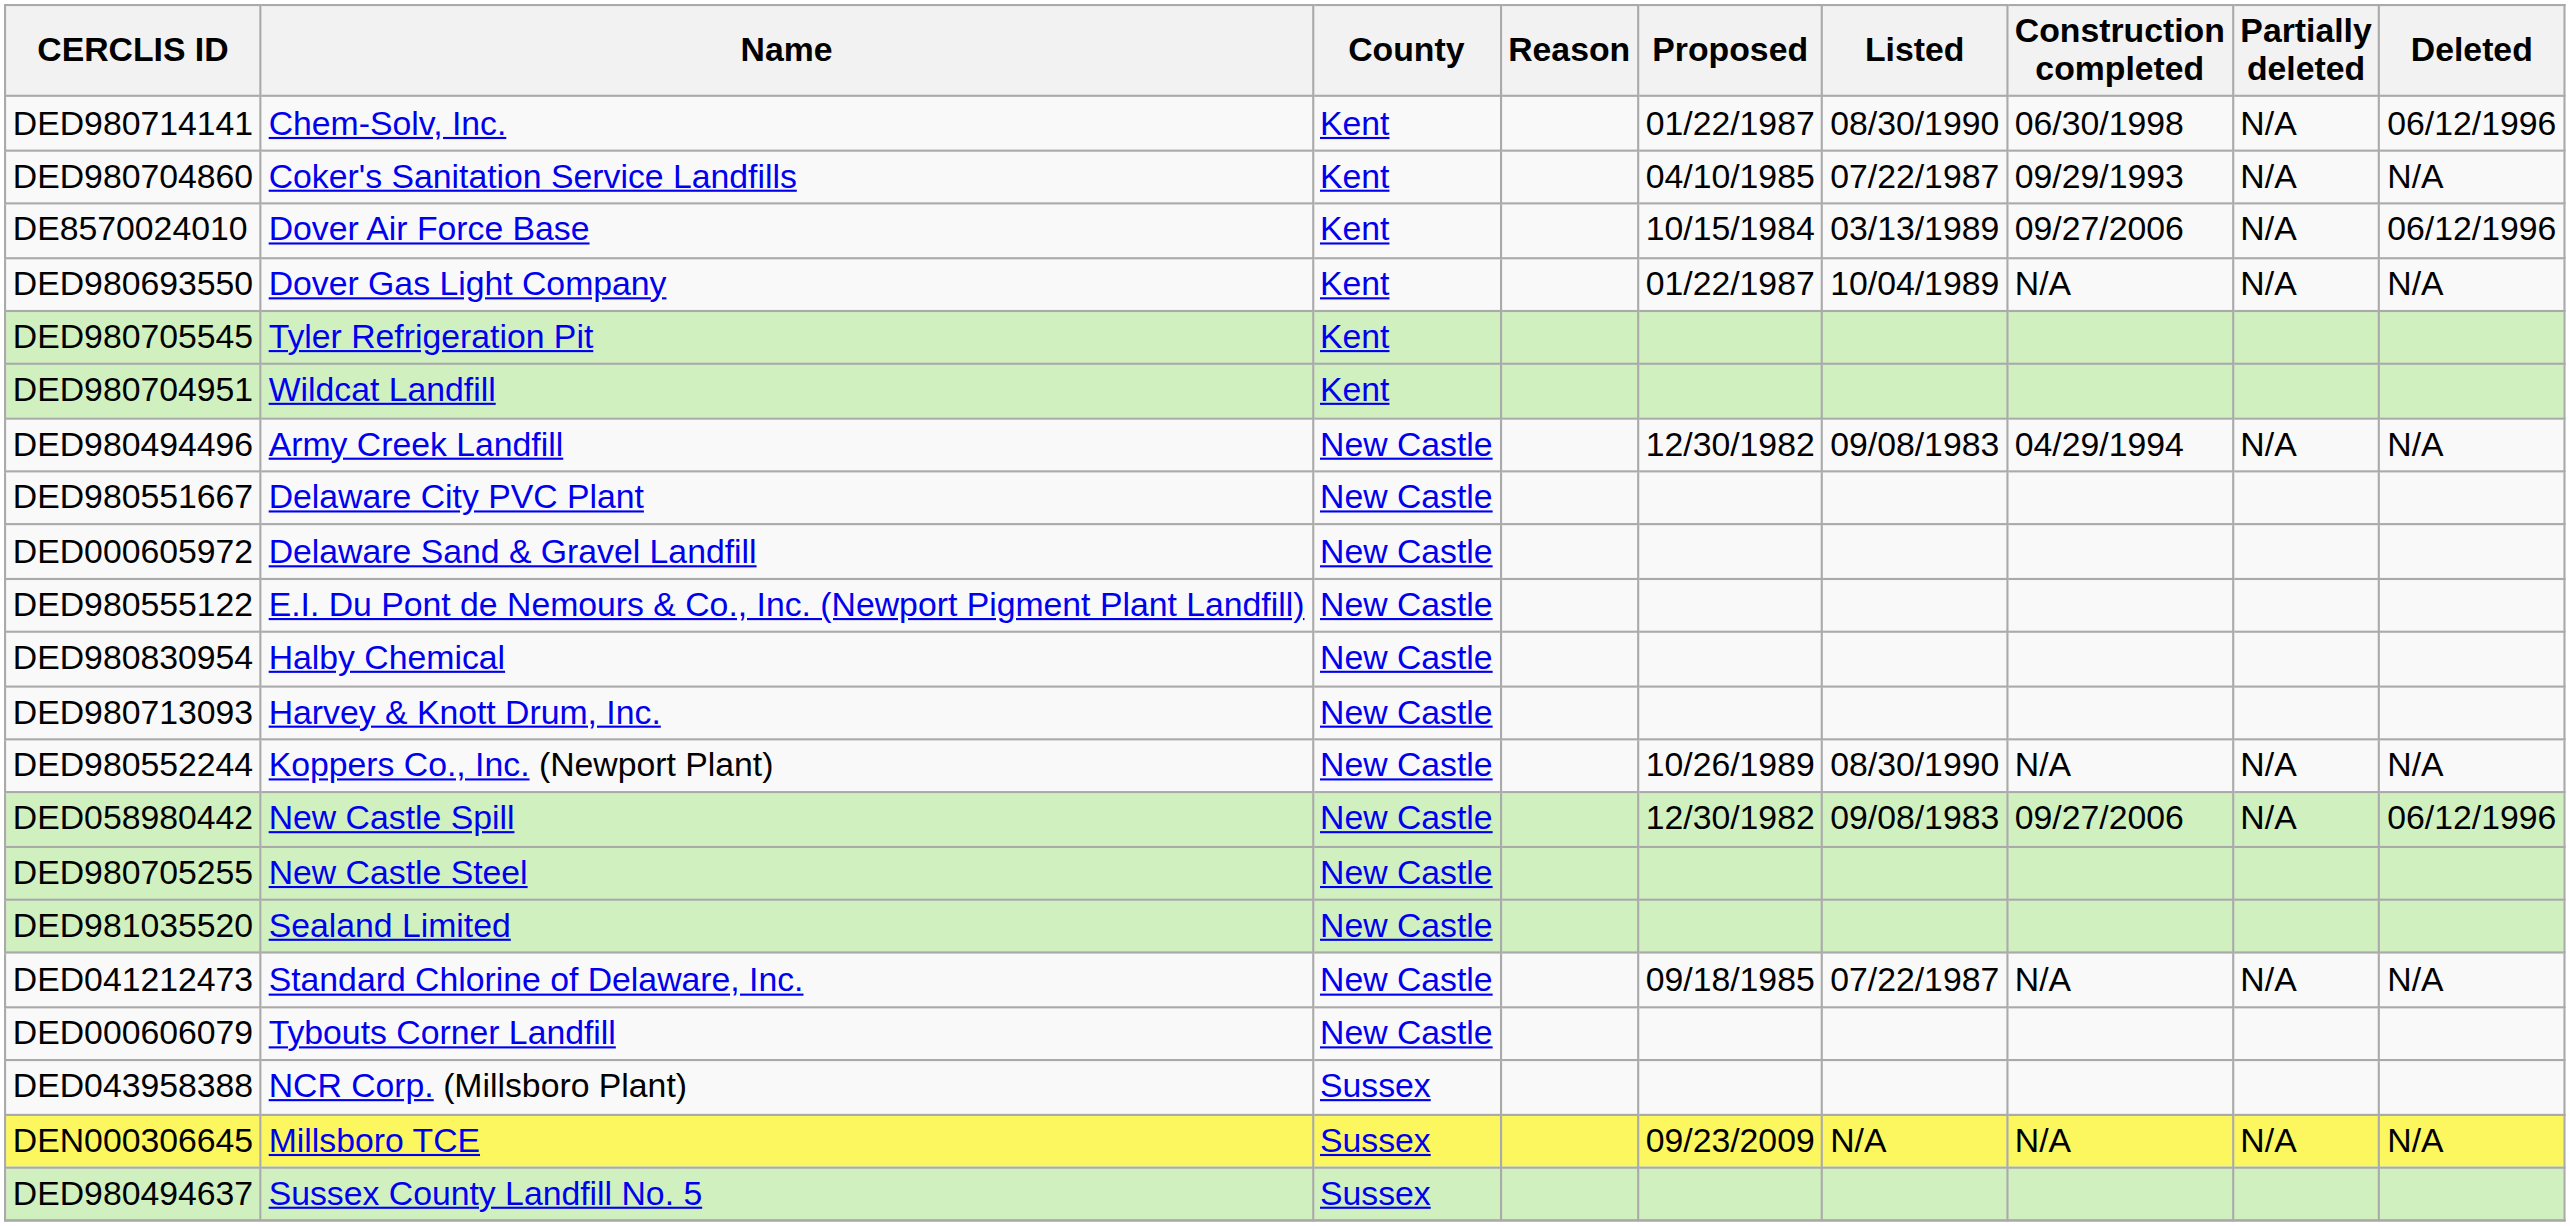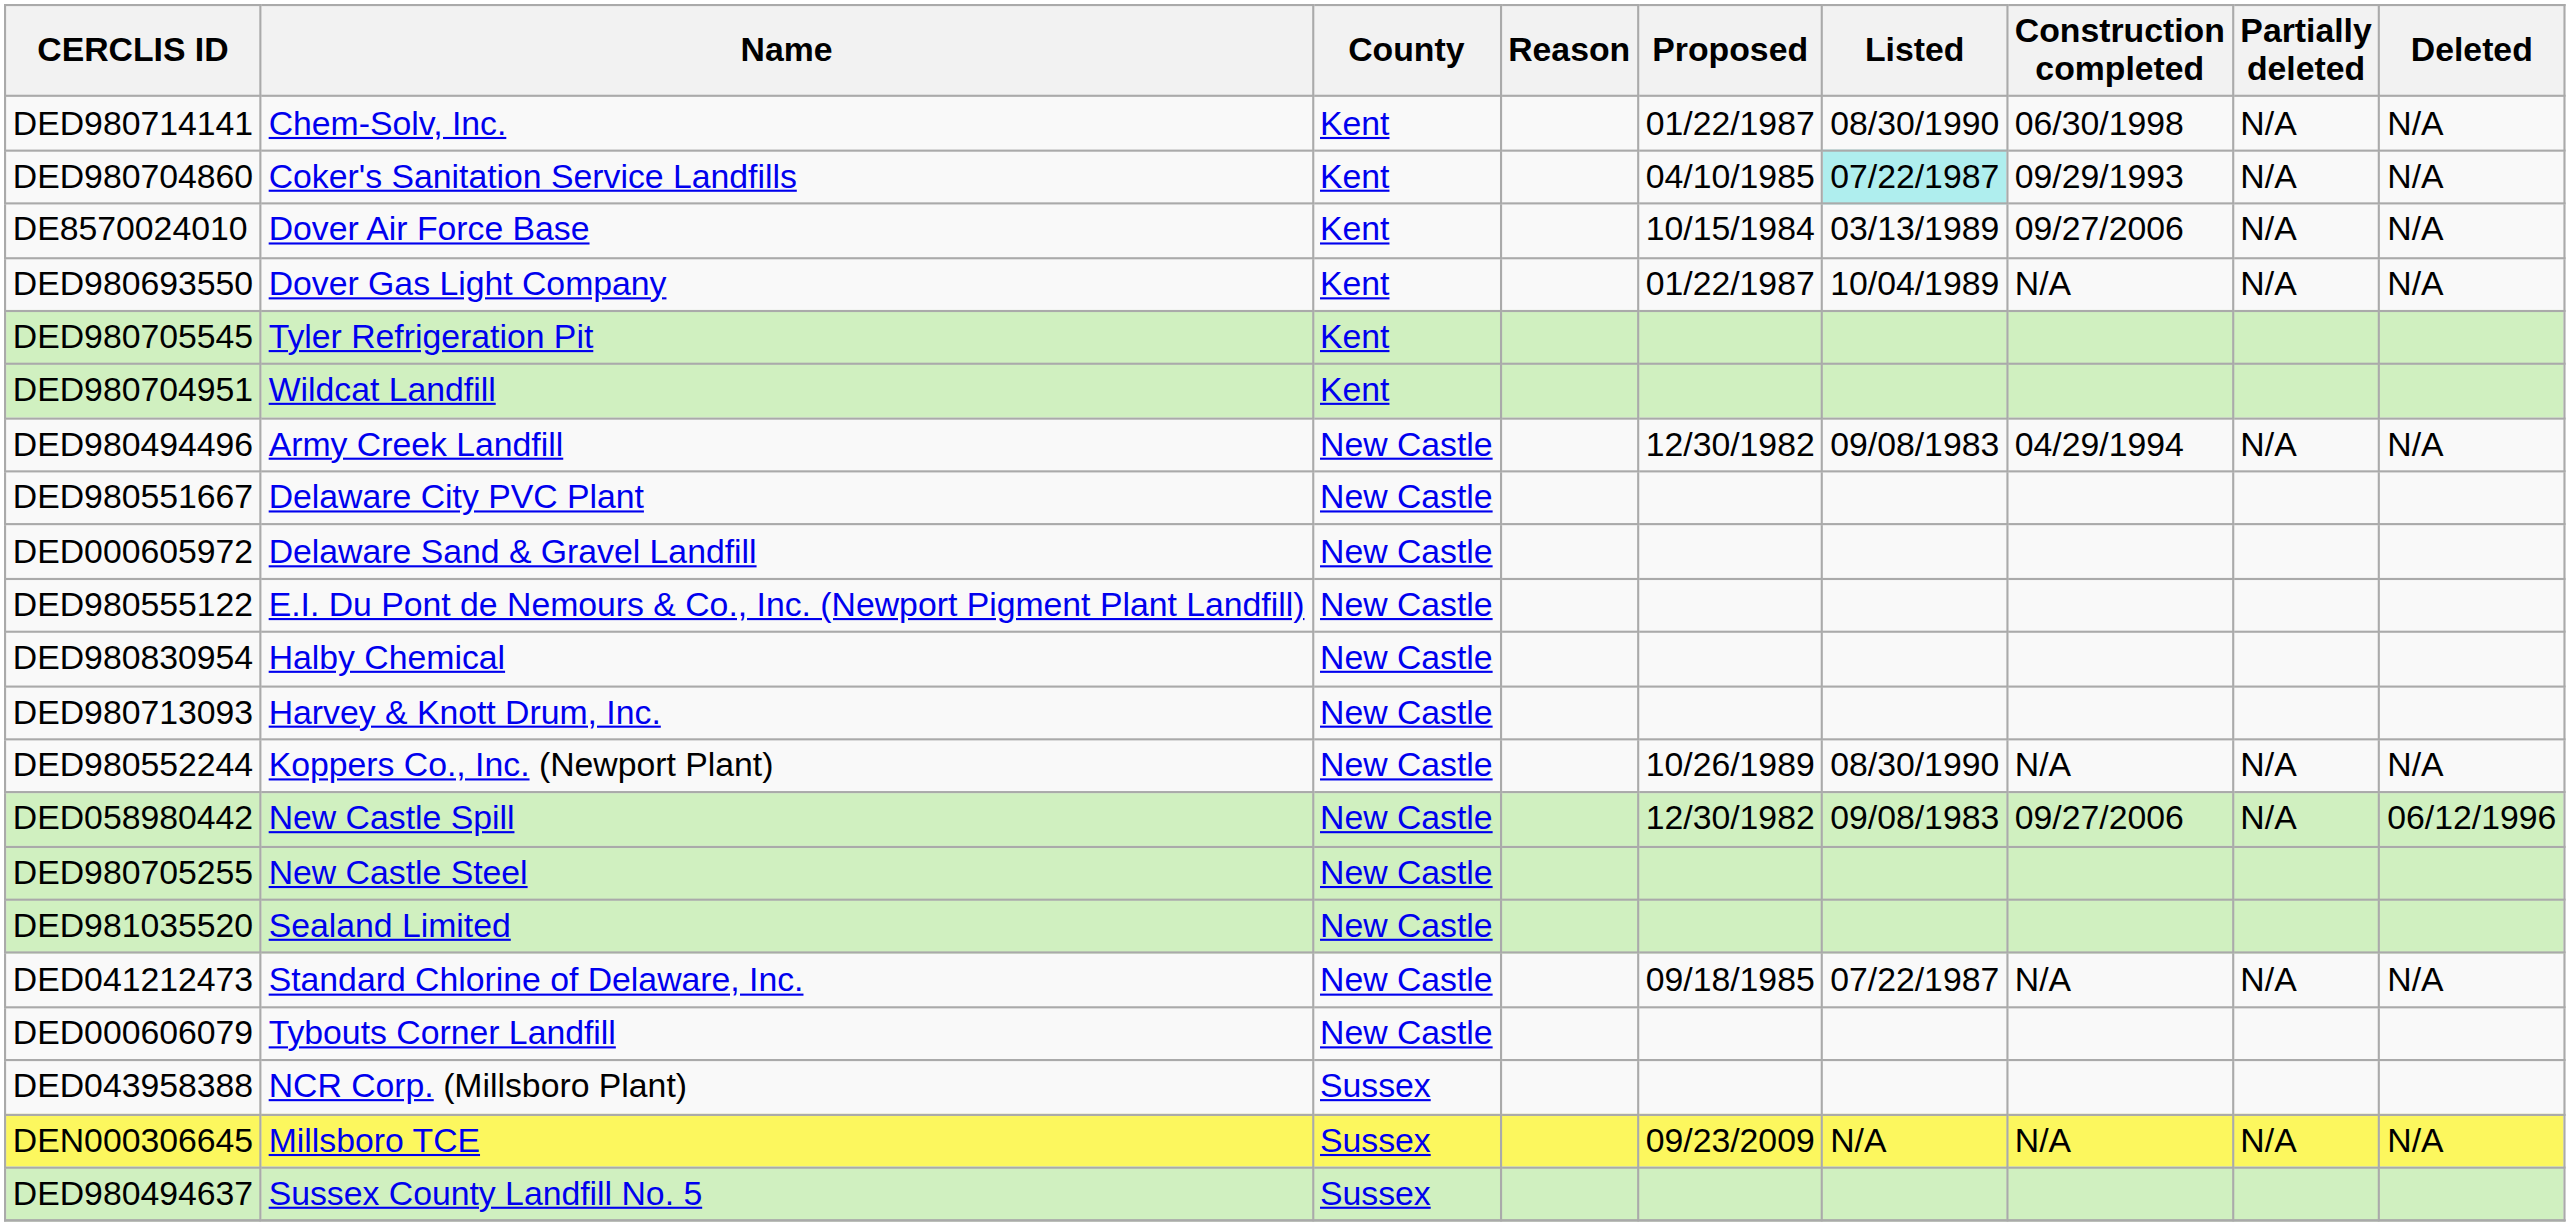(2472, 122) 06/12/1996 -> (2415, 122) N/A
(1915, 176) no background -> (1915, 176) paleturquoise background
(2472, 229) 06/12/1996 -> (2415, 229) N/A
